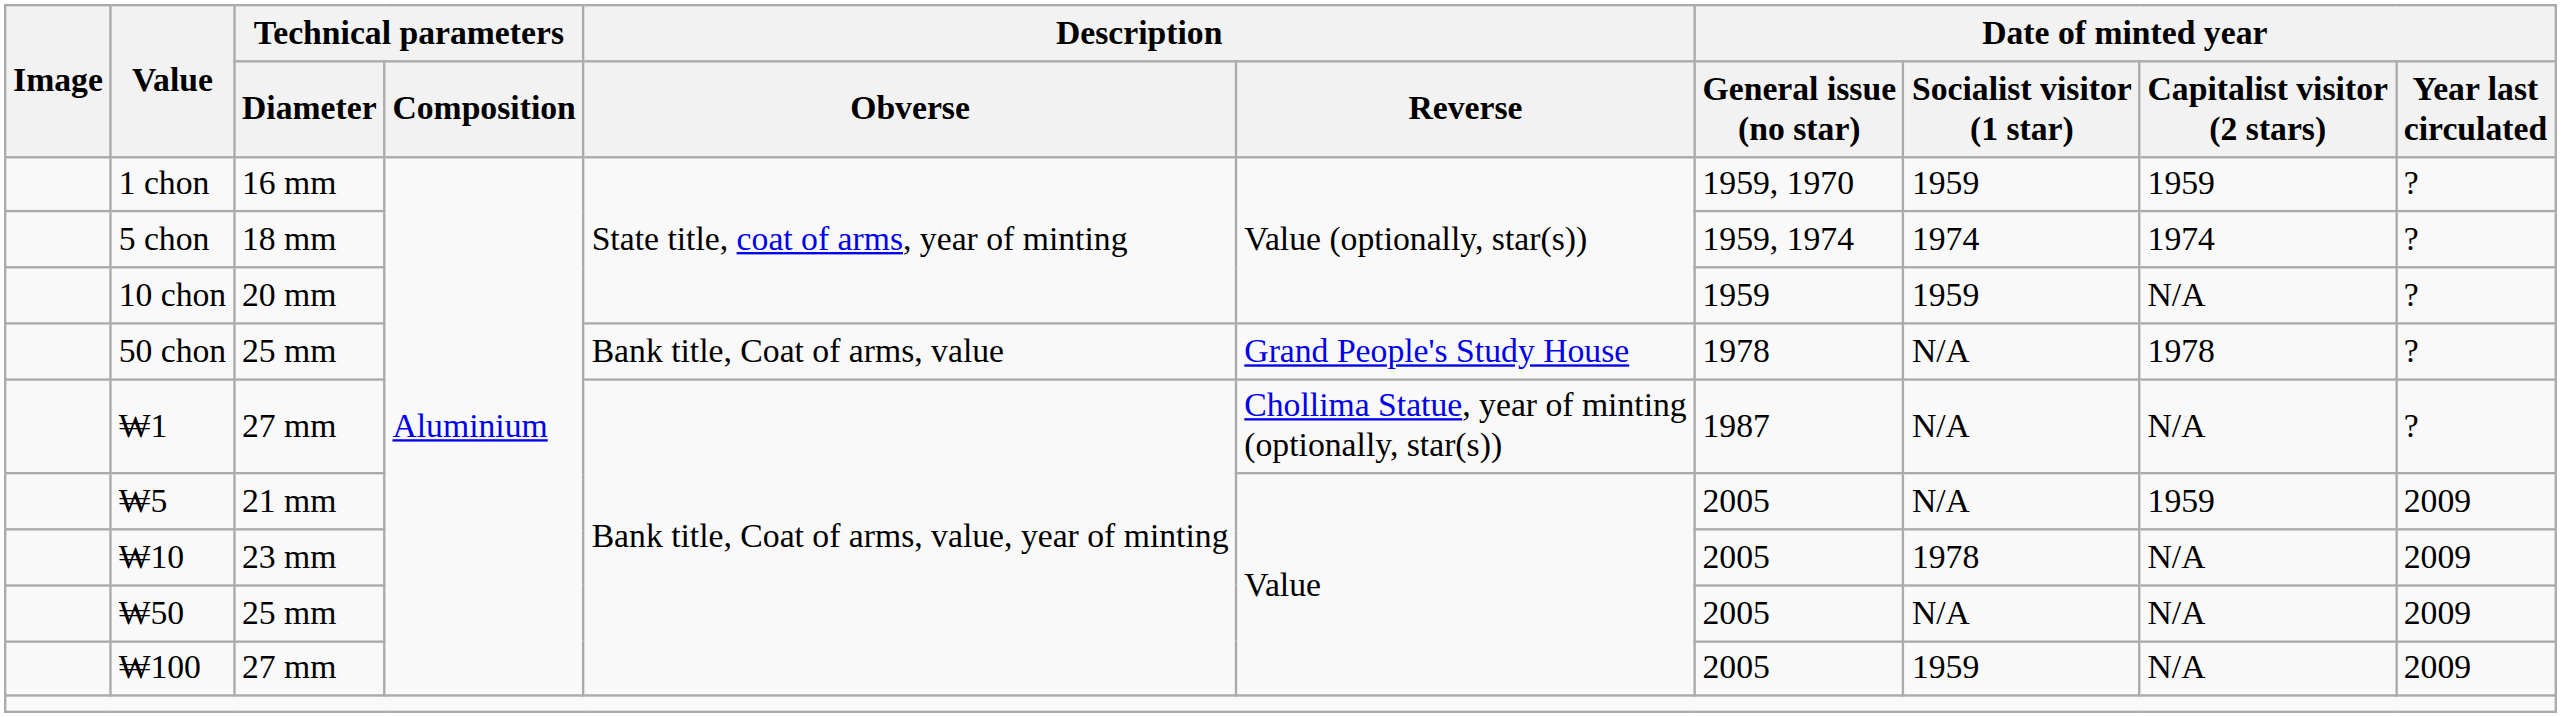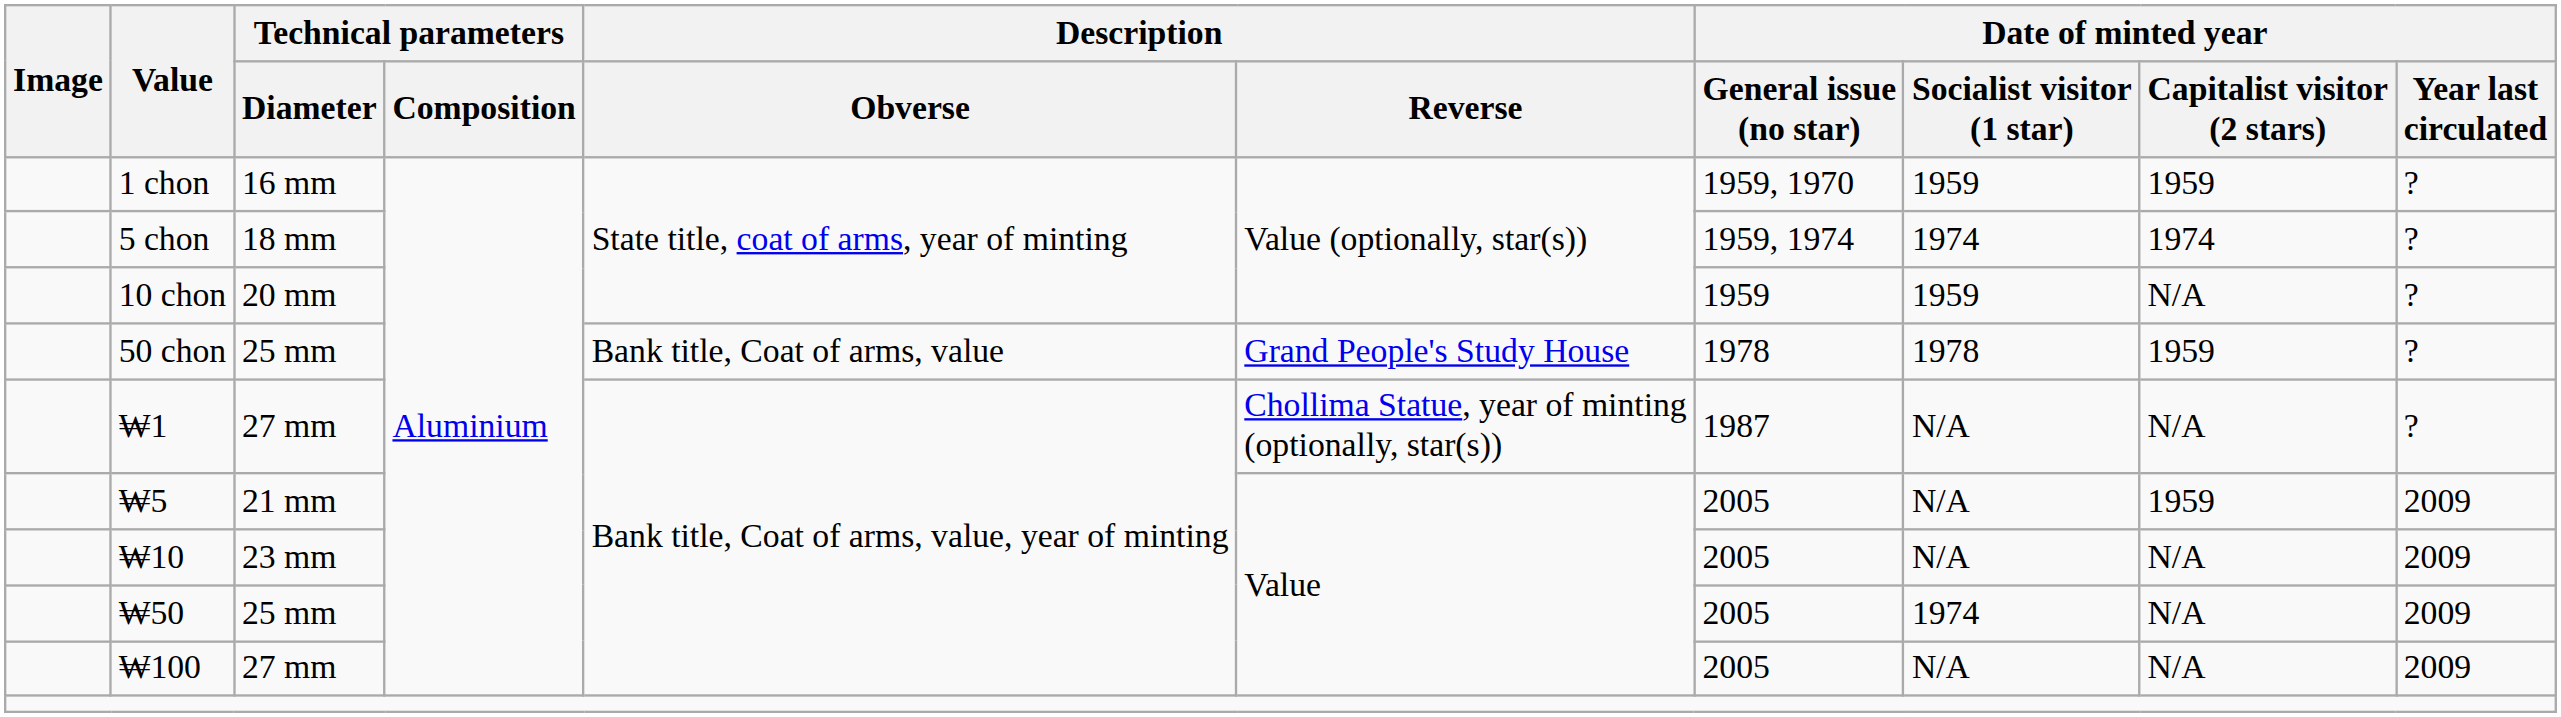(1941, 350) N/A -> (1946, 350) 1978
(2181, 350) 1978 -> (2181, 350) 1959
(1946, 556) 1978 -> (1941, 556) N/A
(1941, 612) N/A -> (1946, 612) 1974
(1946, 667) 1959 -> (1941, 667) N/A
